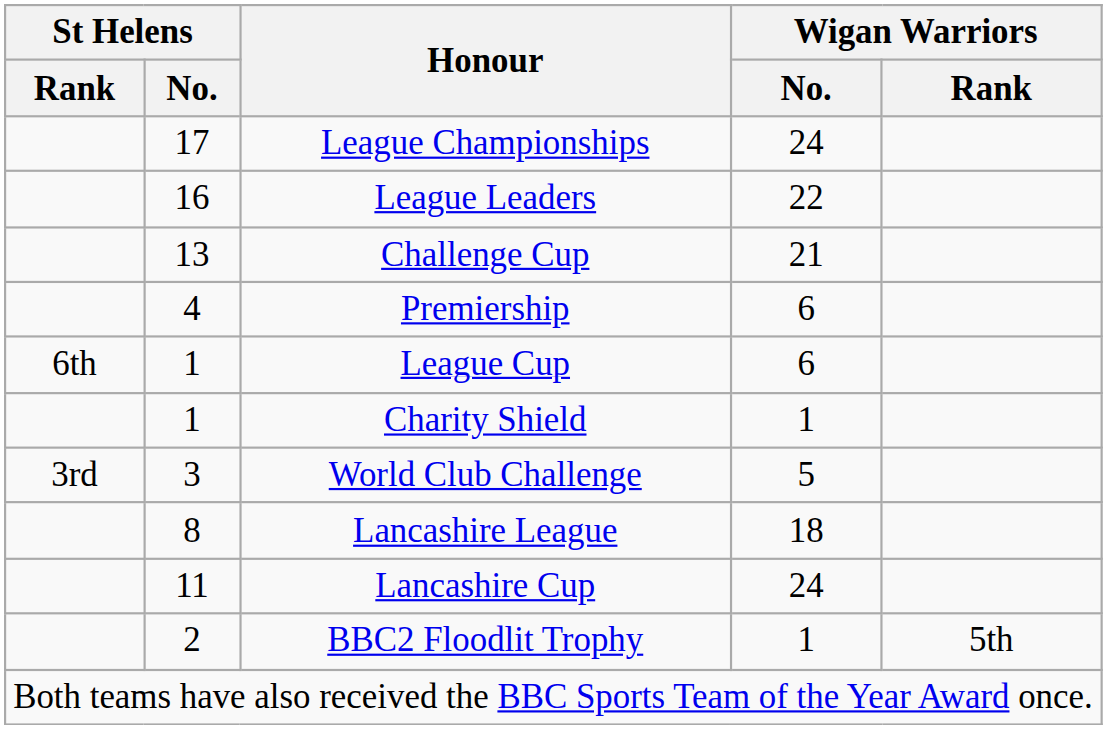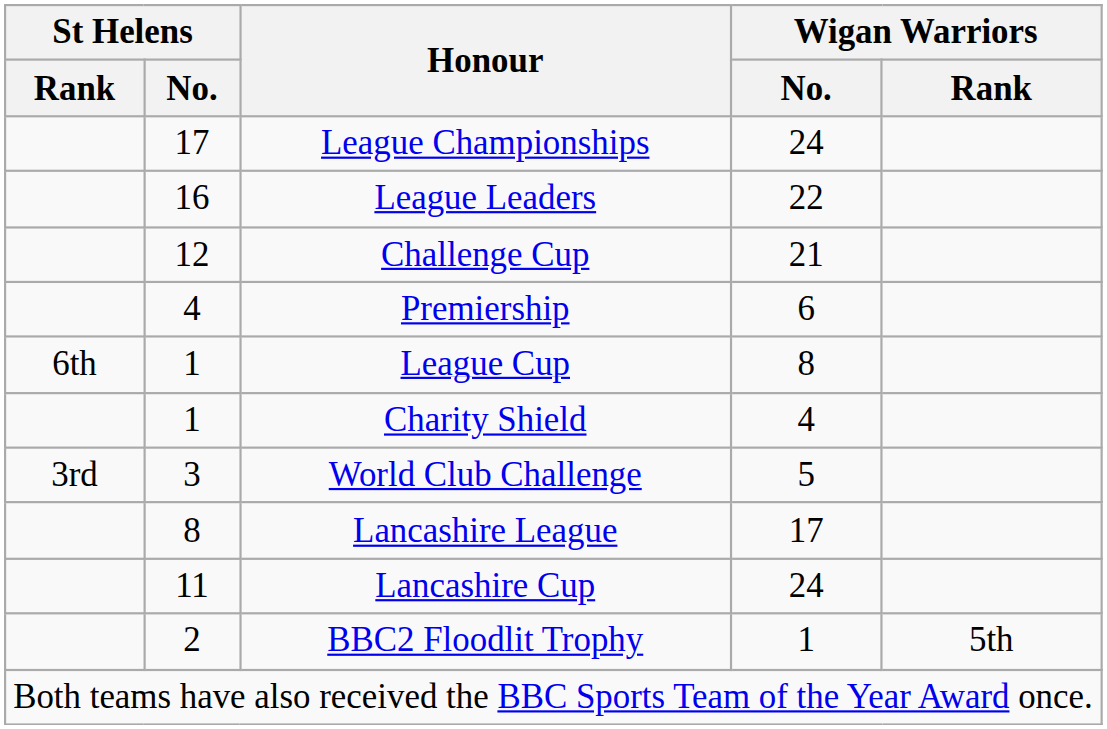(192, 253) 13 -> (192, 253) 12
(806, 364) 6 -> (806, 364) 8
(806, 419) 1 -> (806, 419) 4
(806, 530) 18 -> (806, 530) 17
